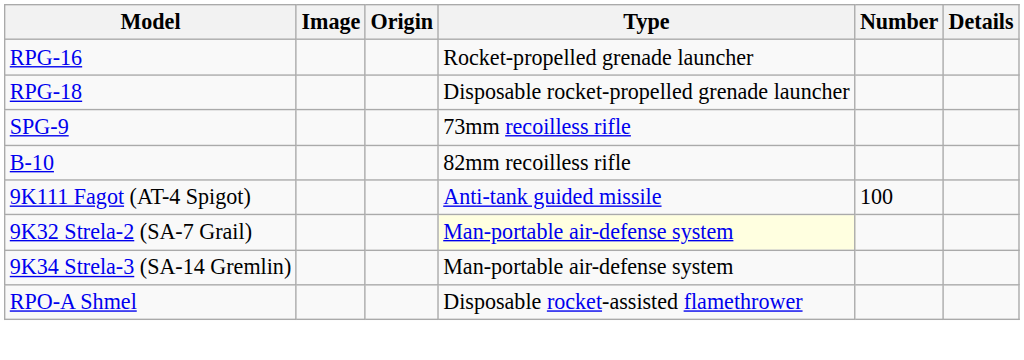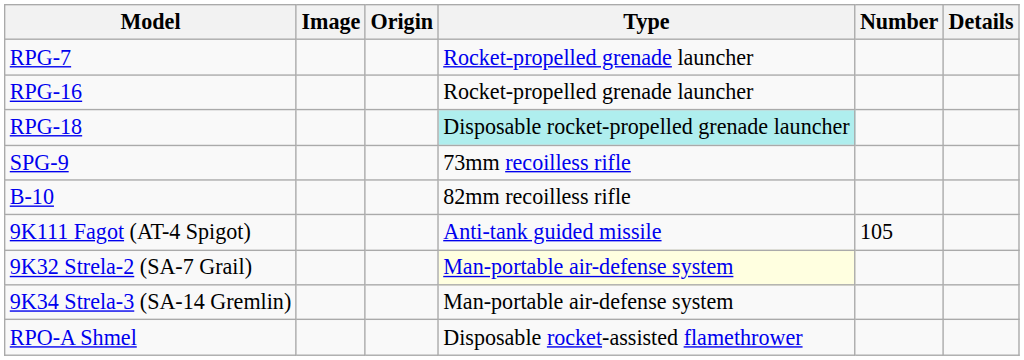+ row: (40, 57)
(646, 92) no background -> (646, 127) paleturquoise background
(876, 197) 100 -> (876, 232) 105
